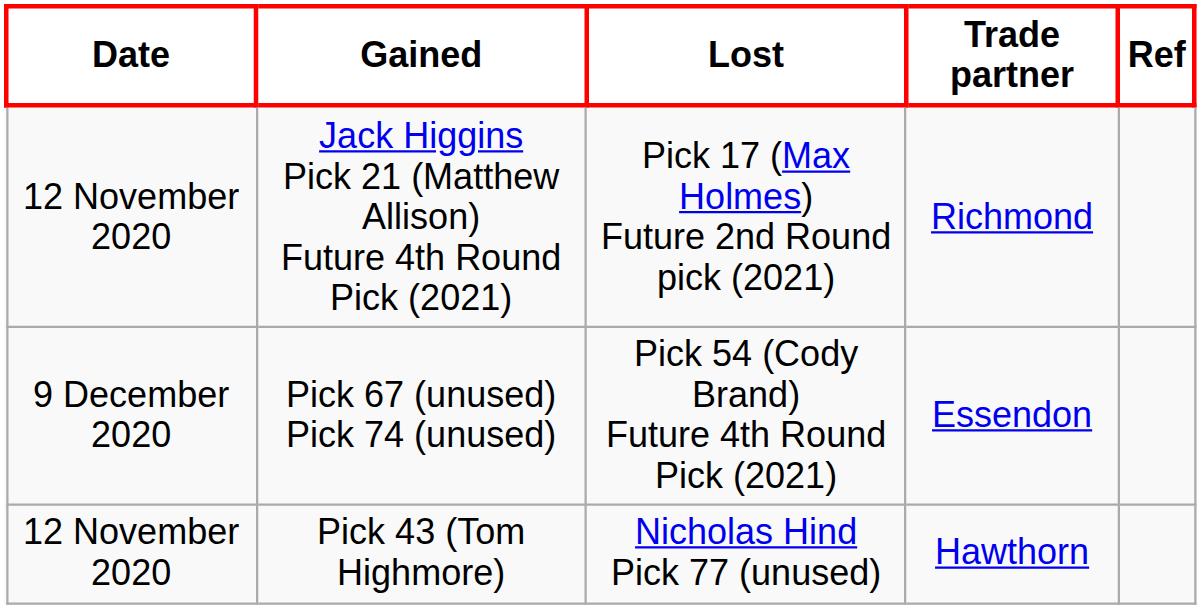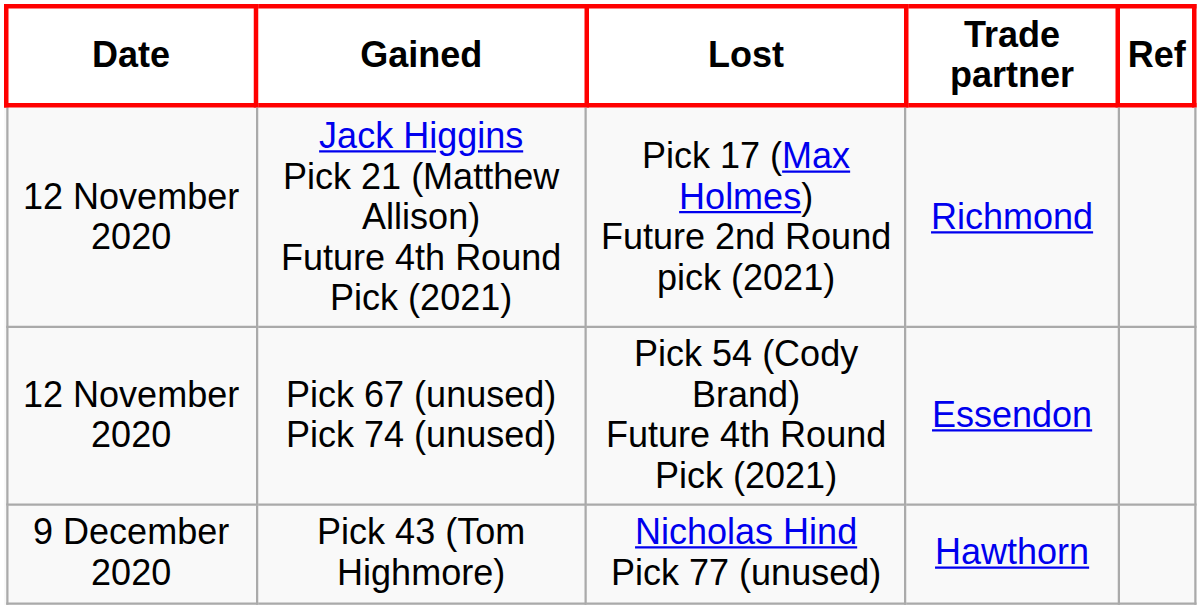(131, 414) 9 December 2020 -> (131, 414) 12 November 2020
(131, 553) 12 November 2020 -> (131, 553) 9 December 2020
